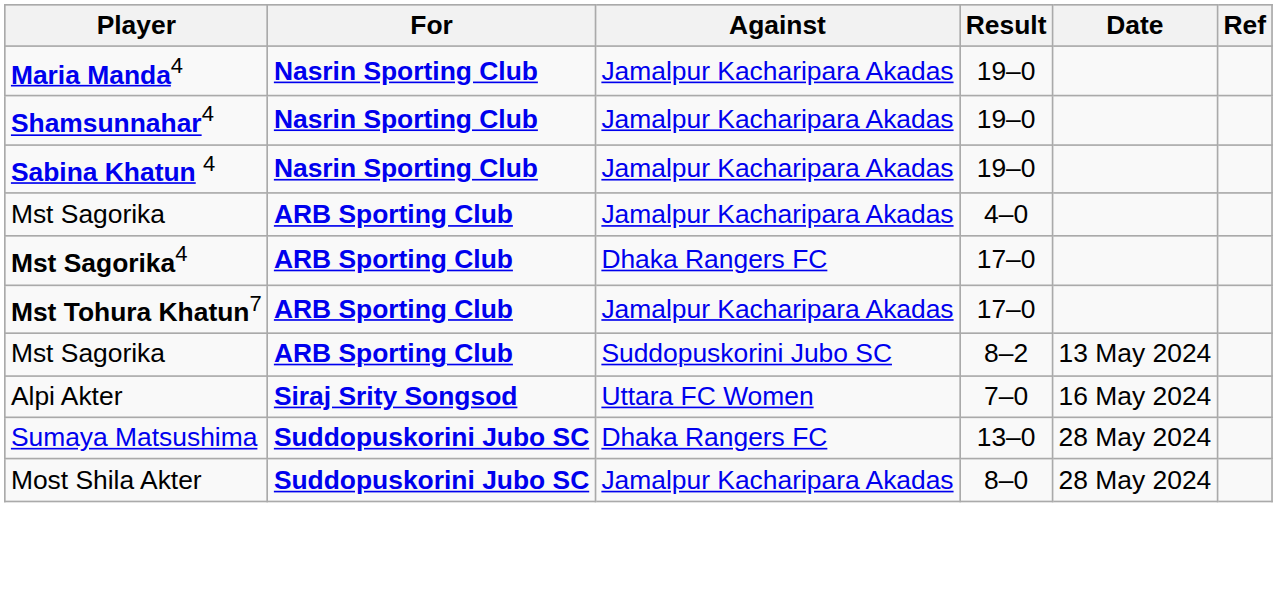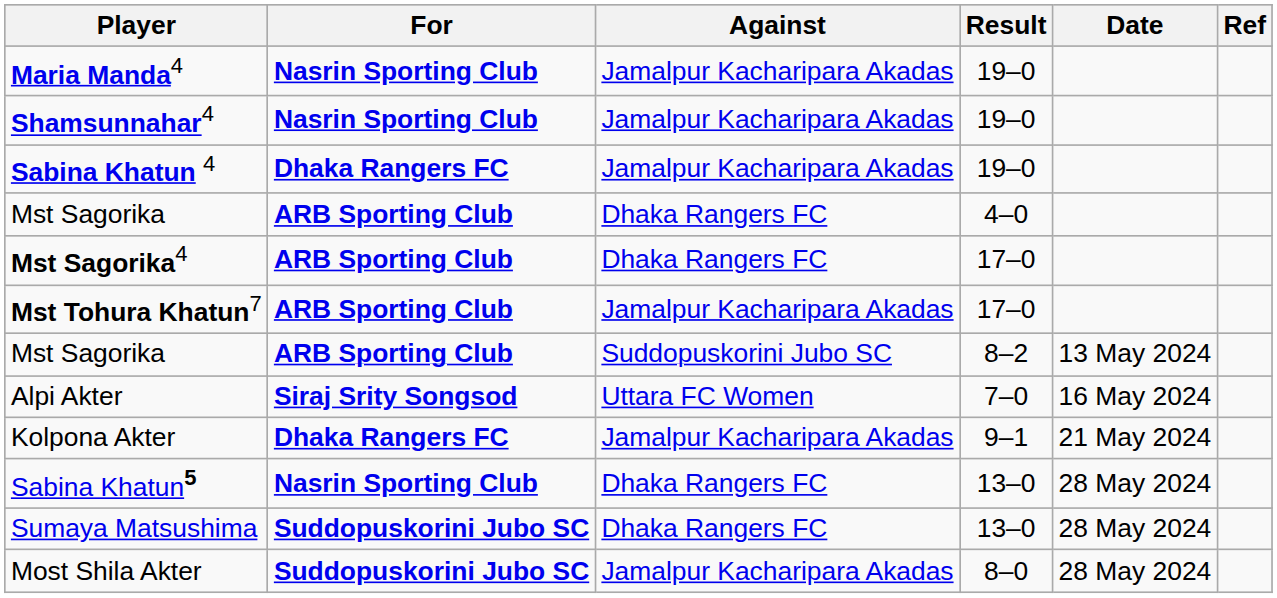(406, 168) Nasrin Sporting Club -> (391, 168) Dhaka Rangers FC
(777, 214) Jamalpur Kacharipara Akadas -> (714, 214) Dhaka Rangers FC
+ row: (93, 437)
+ row: (104, 483)
